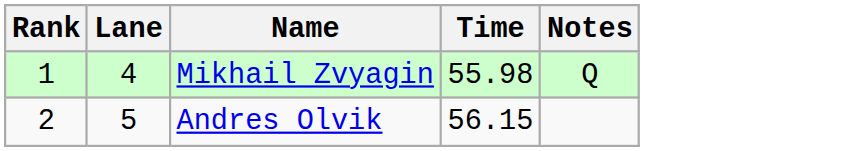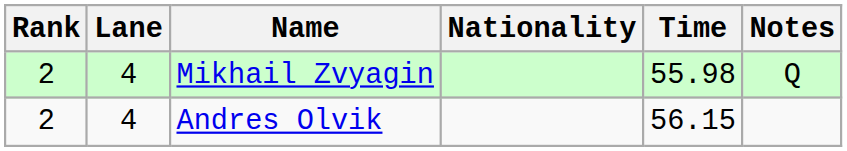+ column: (542, 28)
(46, 75) 1 -> (46, 75) 2
(129, 122) 5 -> (129, 122) 4
